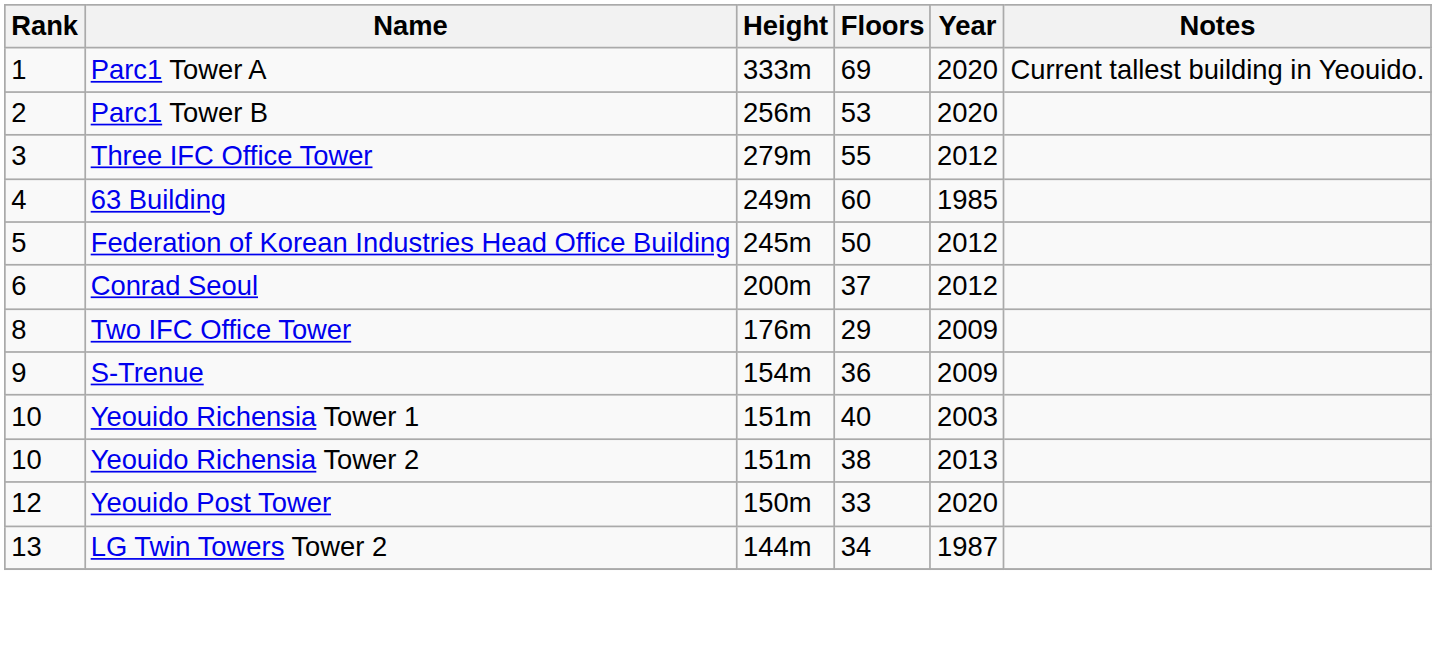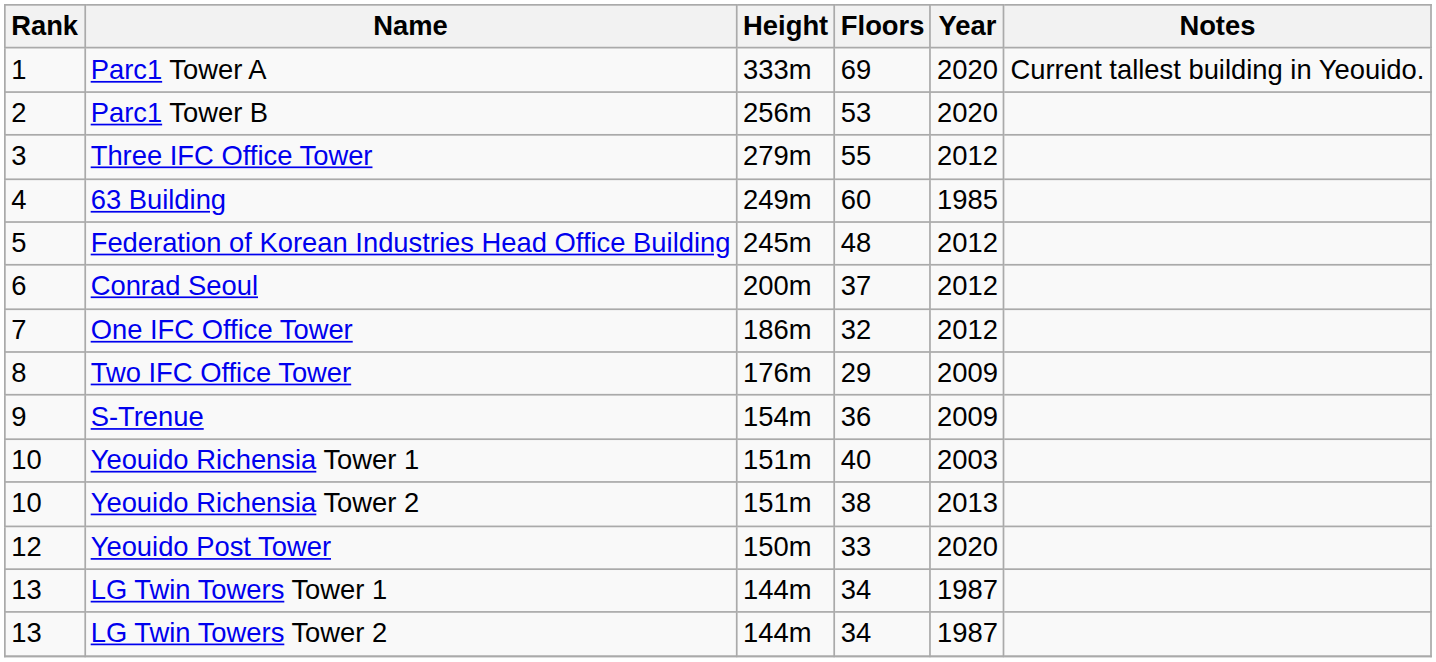(856, 243) 50 -> (856, 243) 48
+ row: (222, 329)
+ row: (239, 590)
